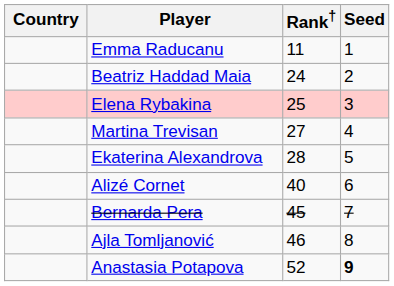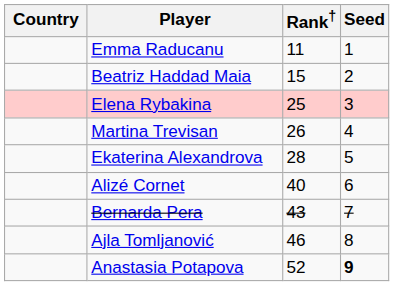(296, 77) 24 -> (296, 77) 15
(296, 131) 27 -> (296, 131) 26
(296, 212) 45 -> (296, 212) 43
